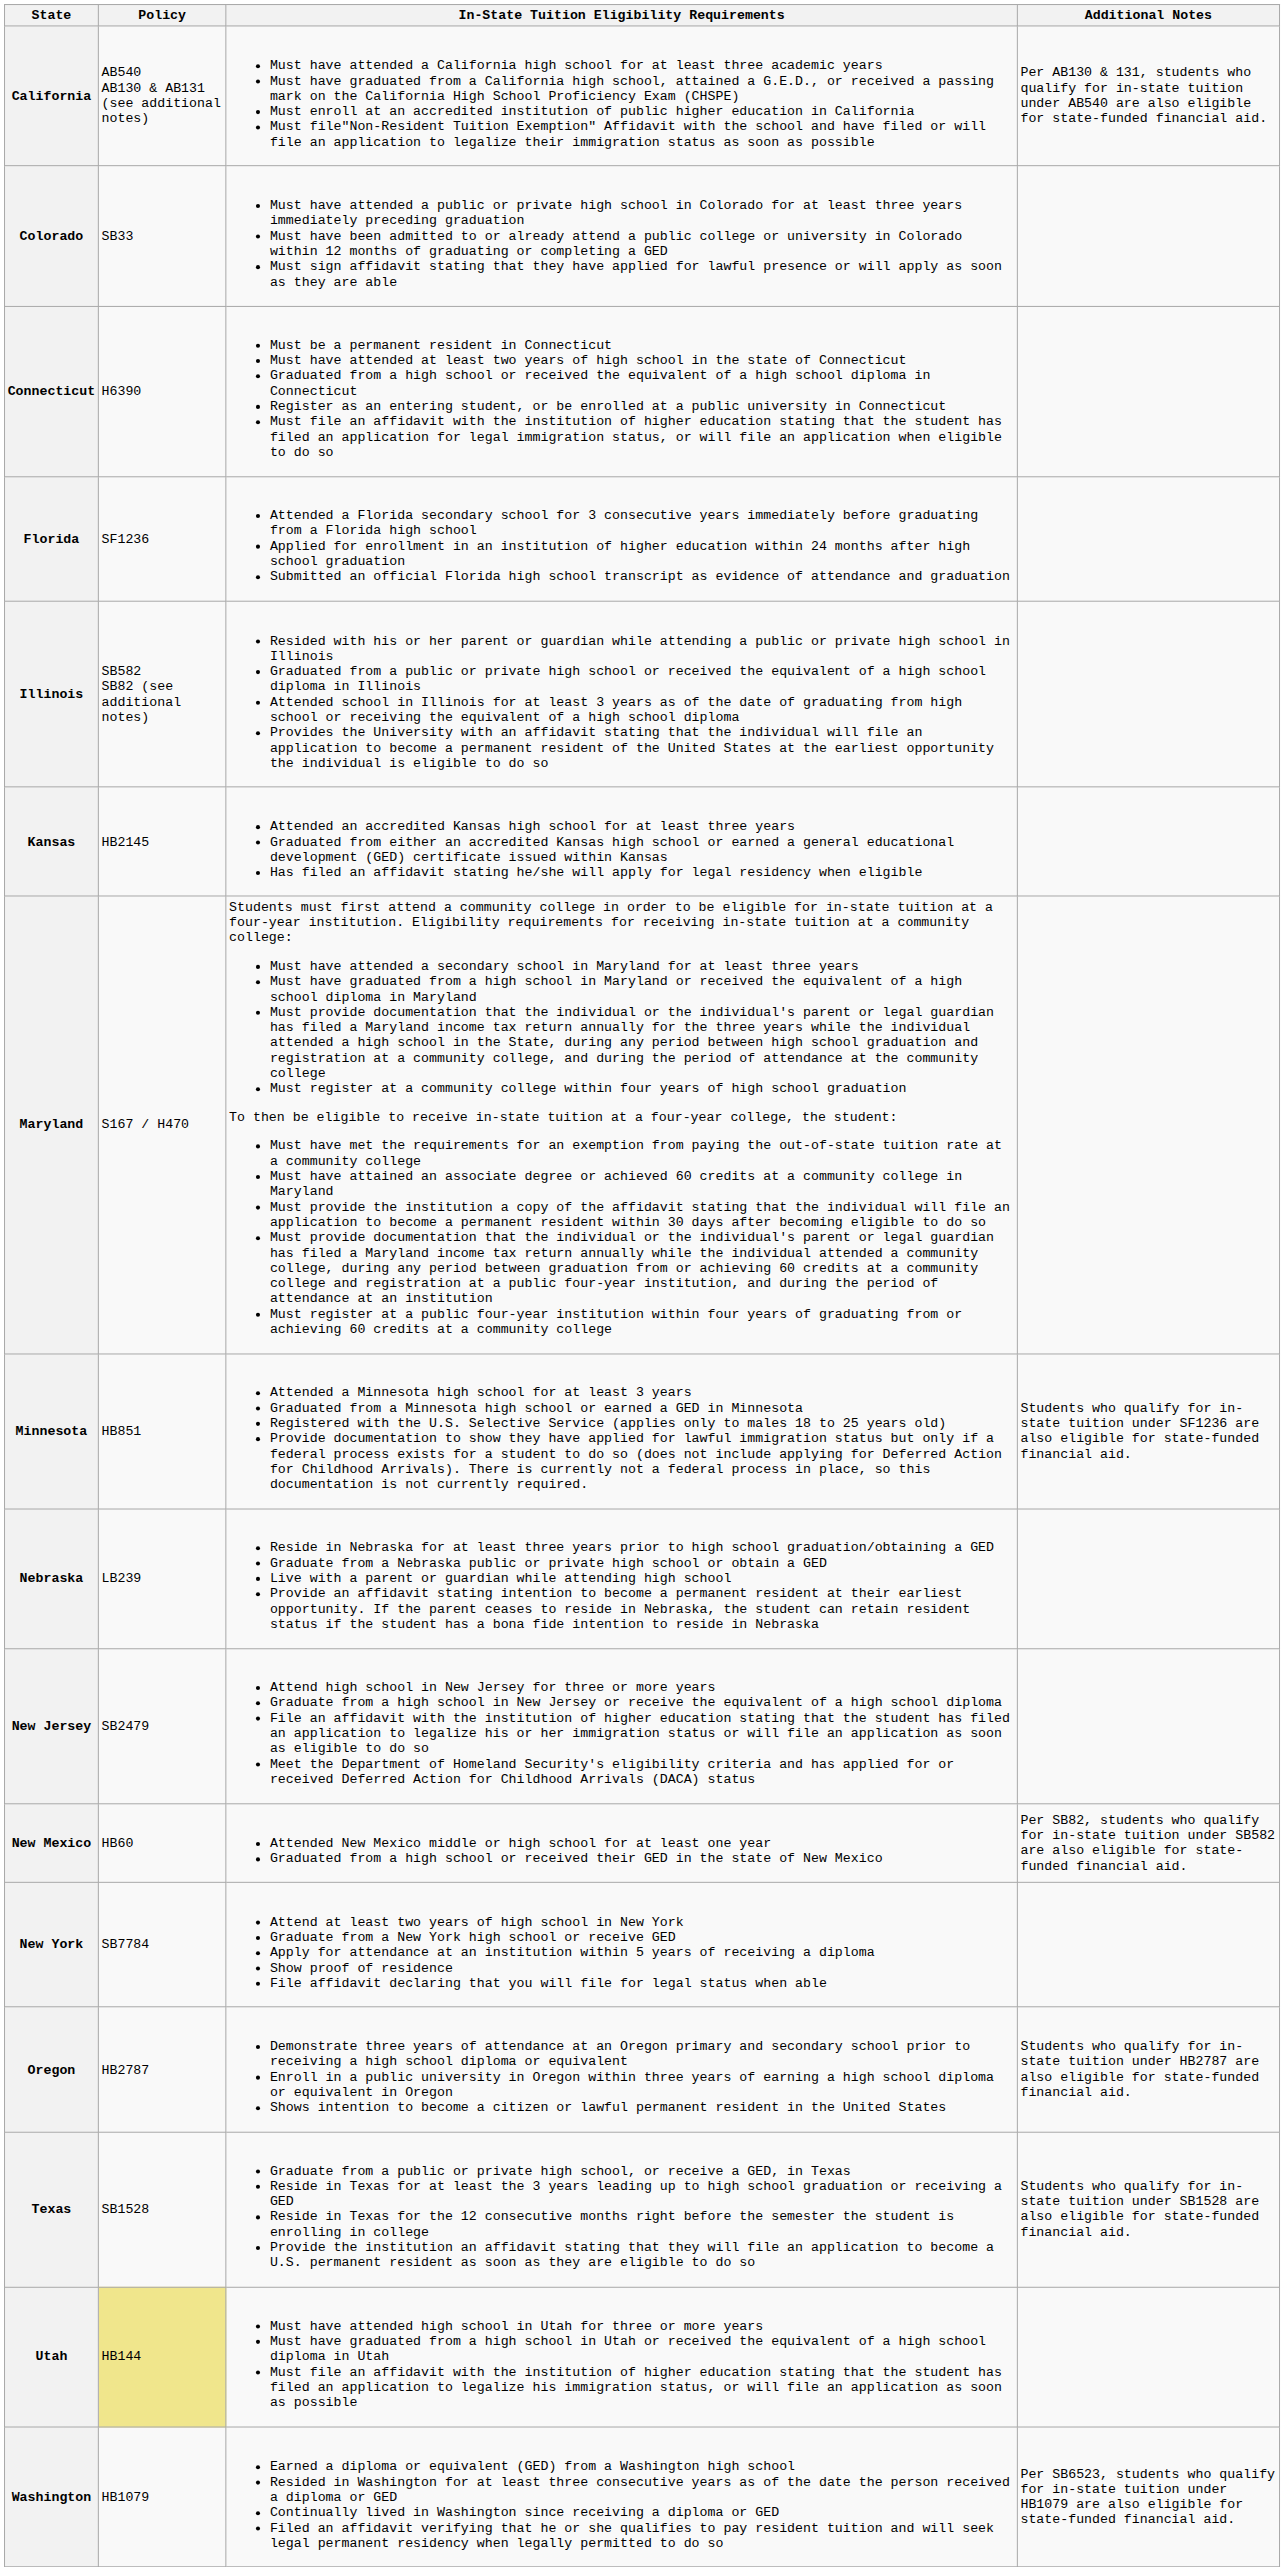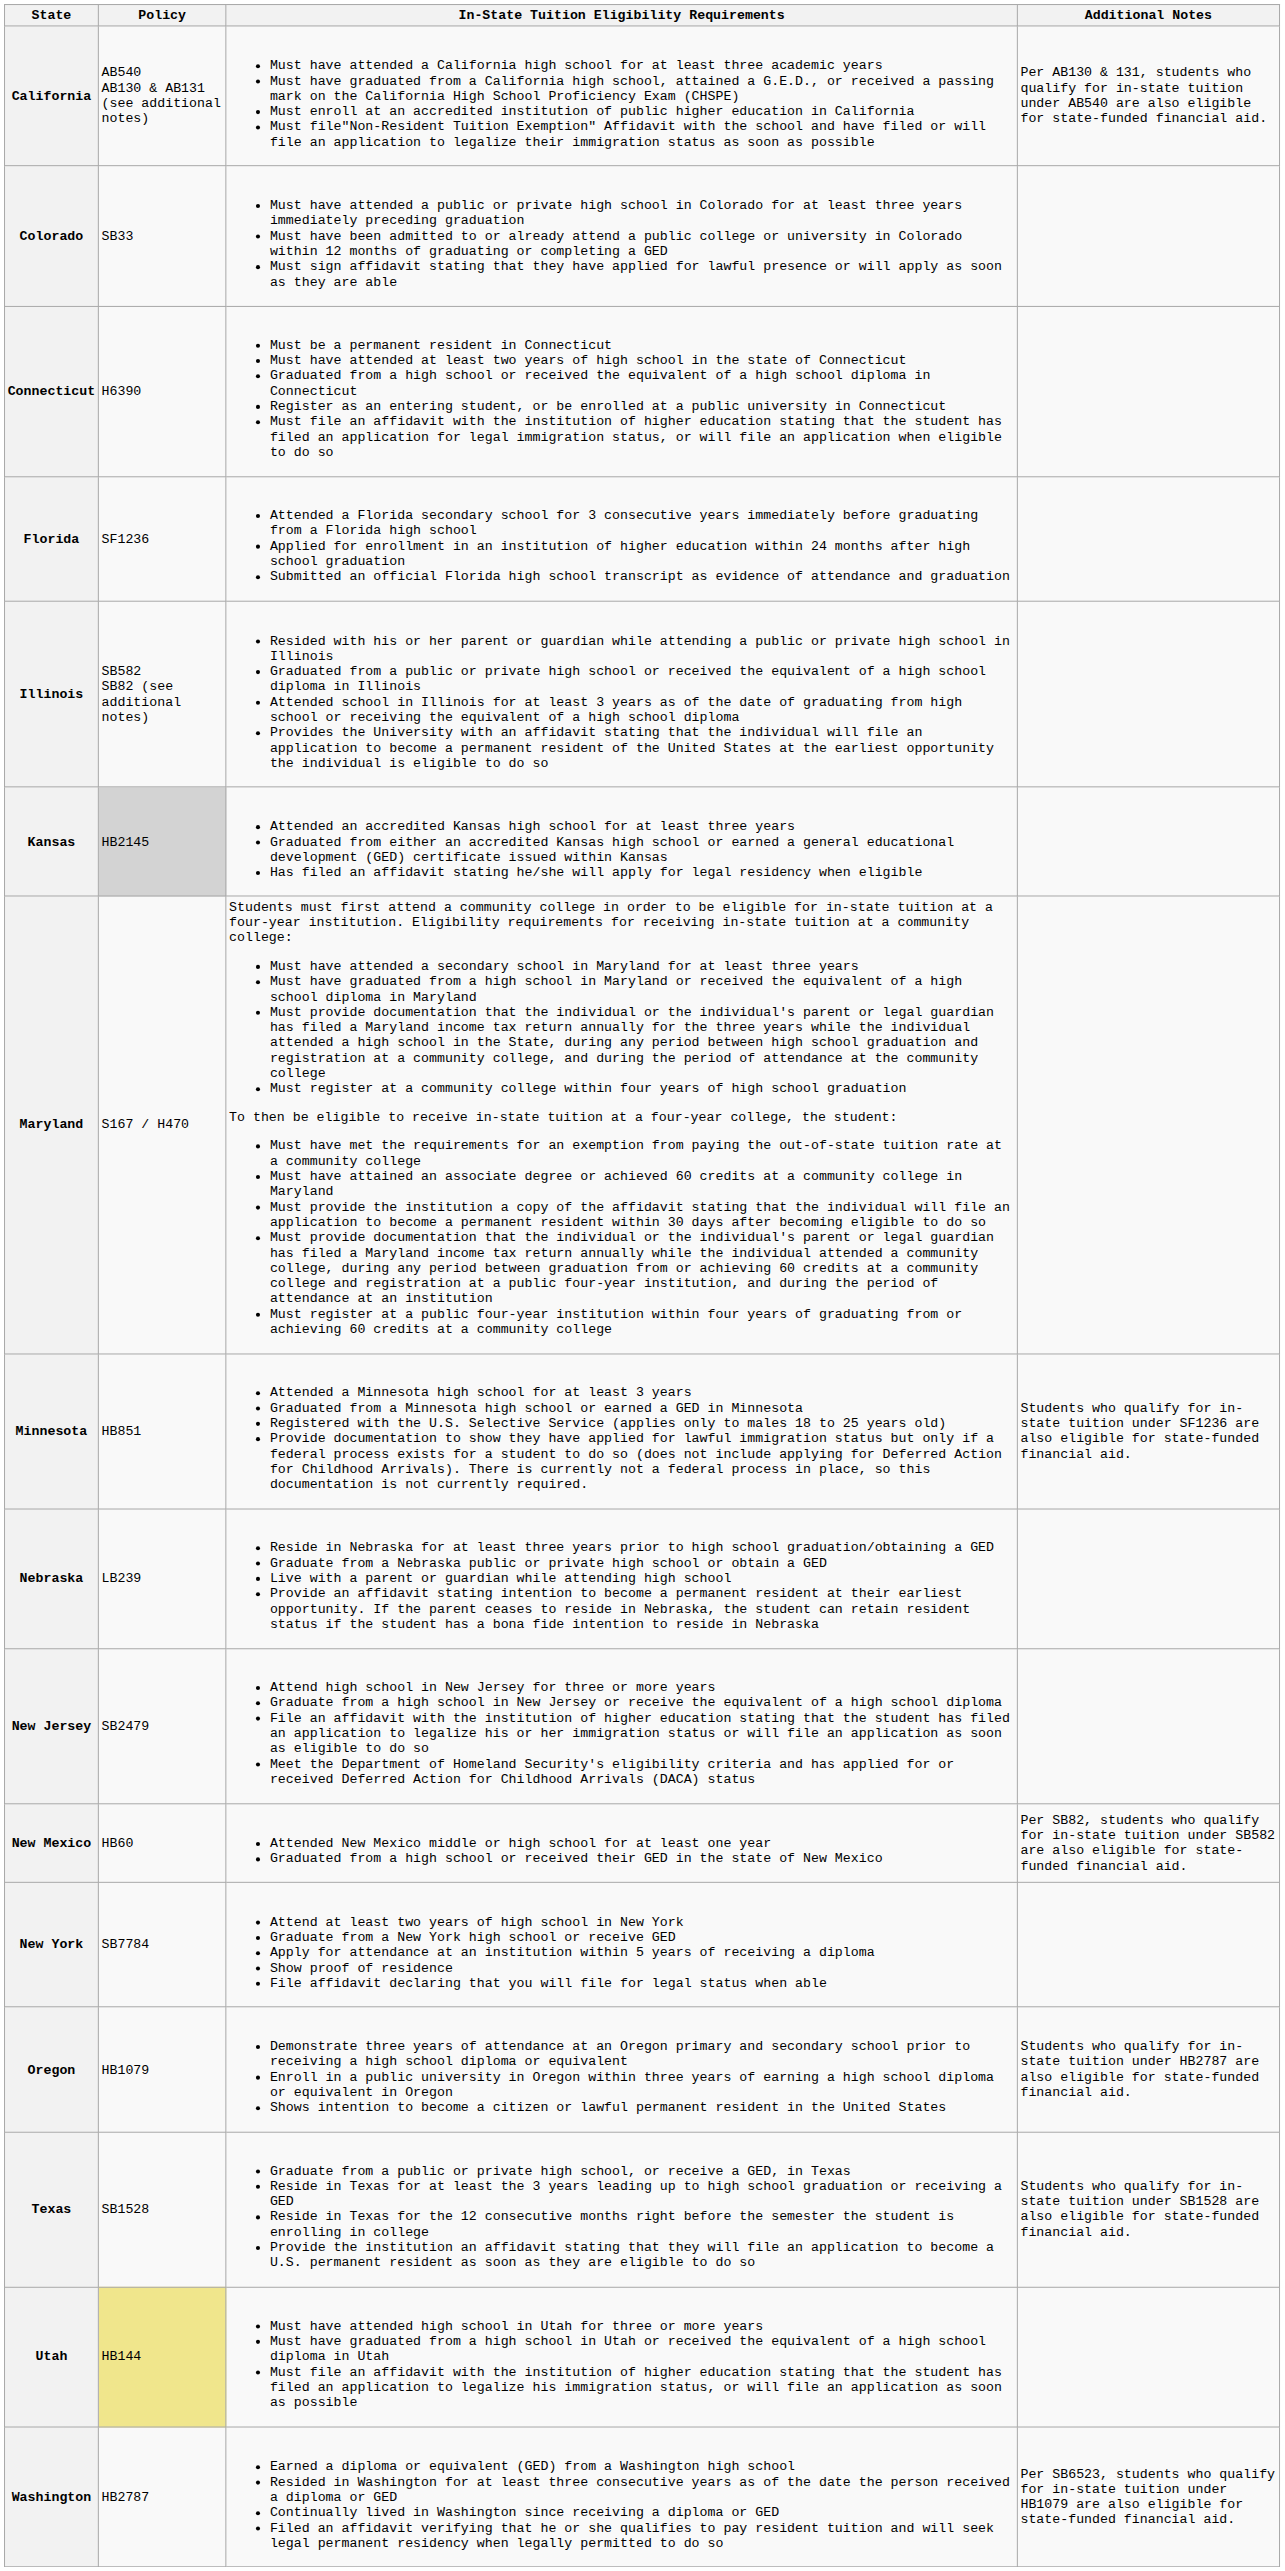(125, 842) no background -> (125, 842) lightgrey background
(125, 2070) HB2787 -> (125, 2070) HB1079
(125, 2497) HB1079 -> (125, 2497) HB2787
